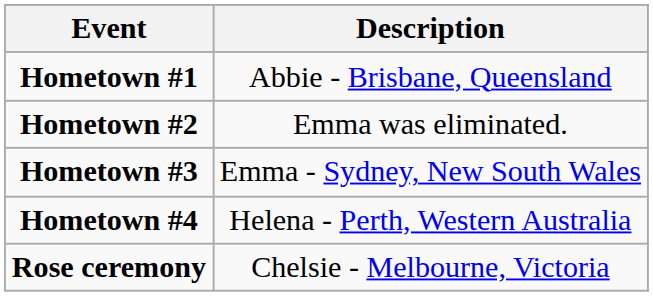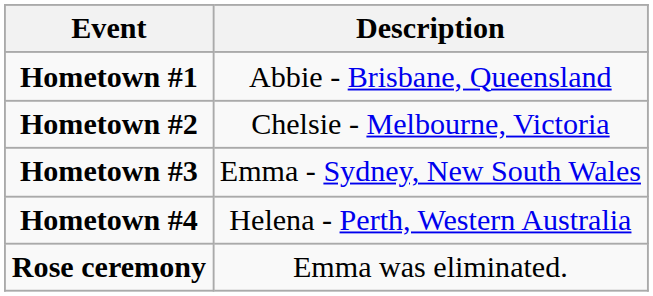(430, 123) Emma was eliminated. -> (430, 123) Chelsie - Melbourne, Victoria
(430, 266) Chelsie - Melbourne, Victoria -> (430, 266) Emma was eliminated.
